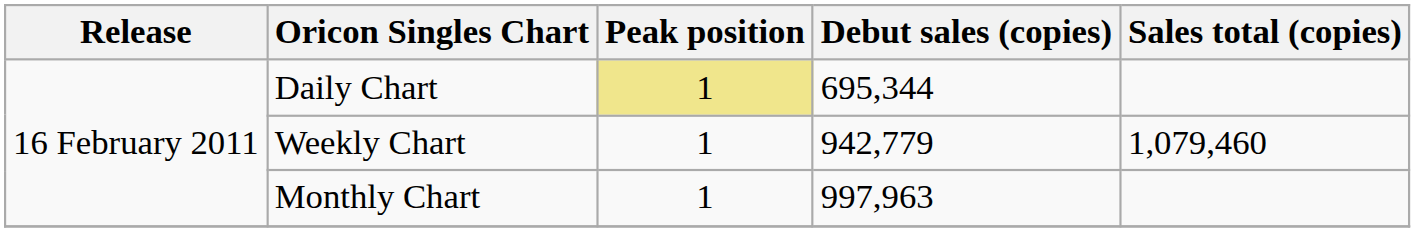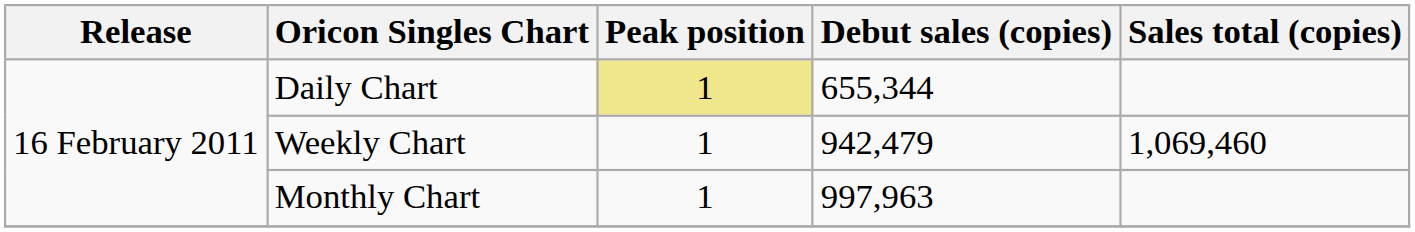(877, 87) 695,344 -> (877, 87) 655,344
(877, 142) 942,779 -> (877, 142) 942,479
(1197, 142) 1,079,460 -> (1197, 142) 1,069,460
